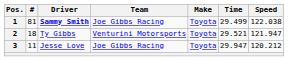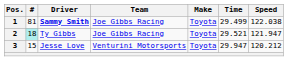(32, 35) no background -> (32, 35) paleturquoise background
(139, 35) Venturini Motorsports -> (128, 35) Joe Gibbs Racing
(32, 47) 11 -> (32, 47) 15
(128, 47) Joe Gibbs Racing -> (139, 47) Venturini Motorsports
